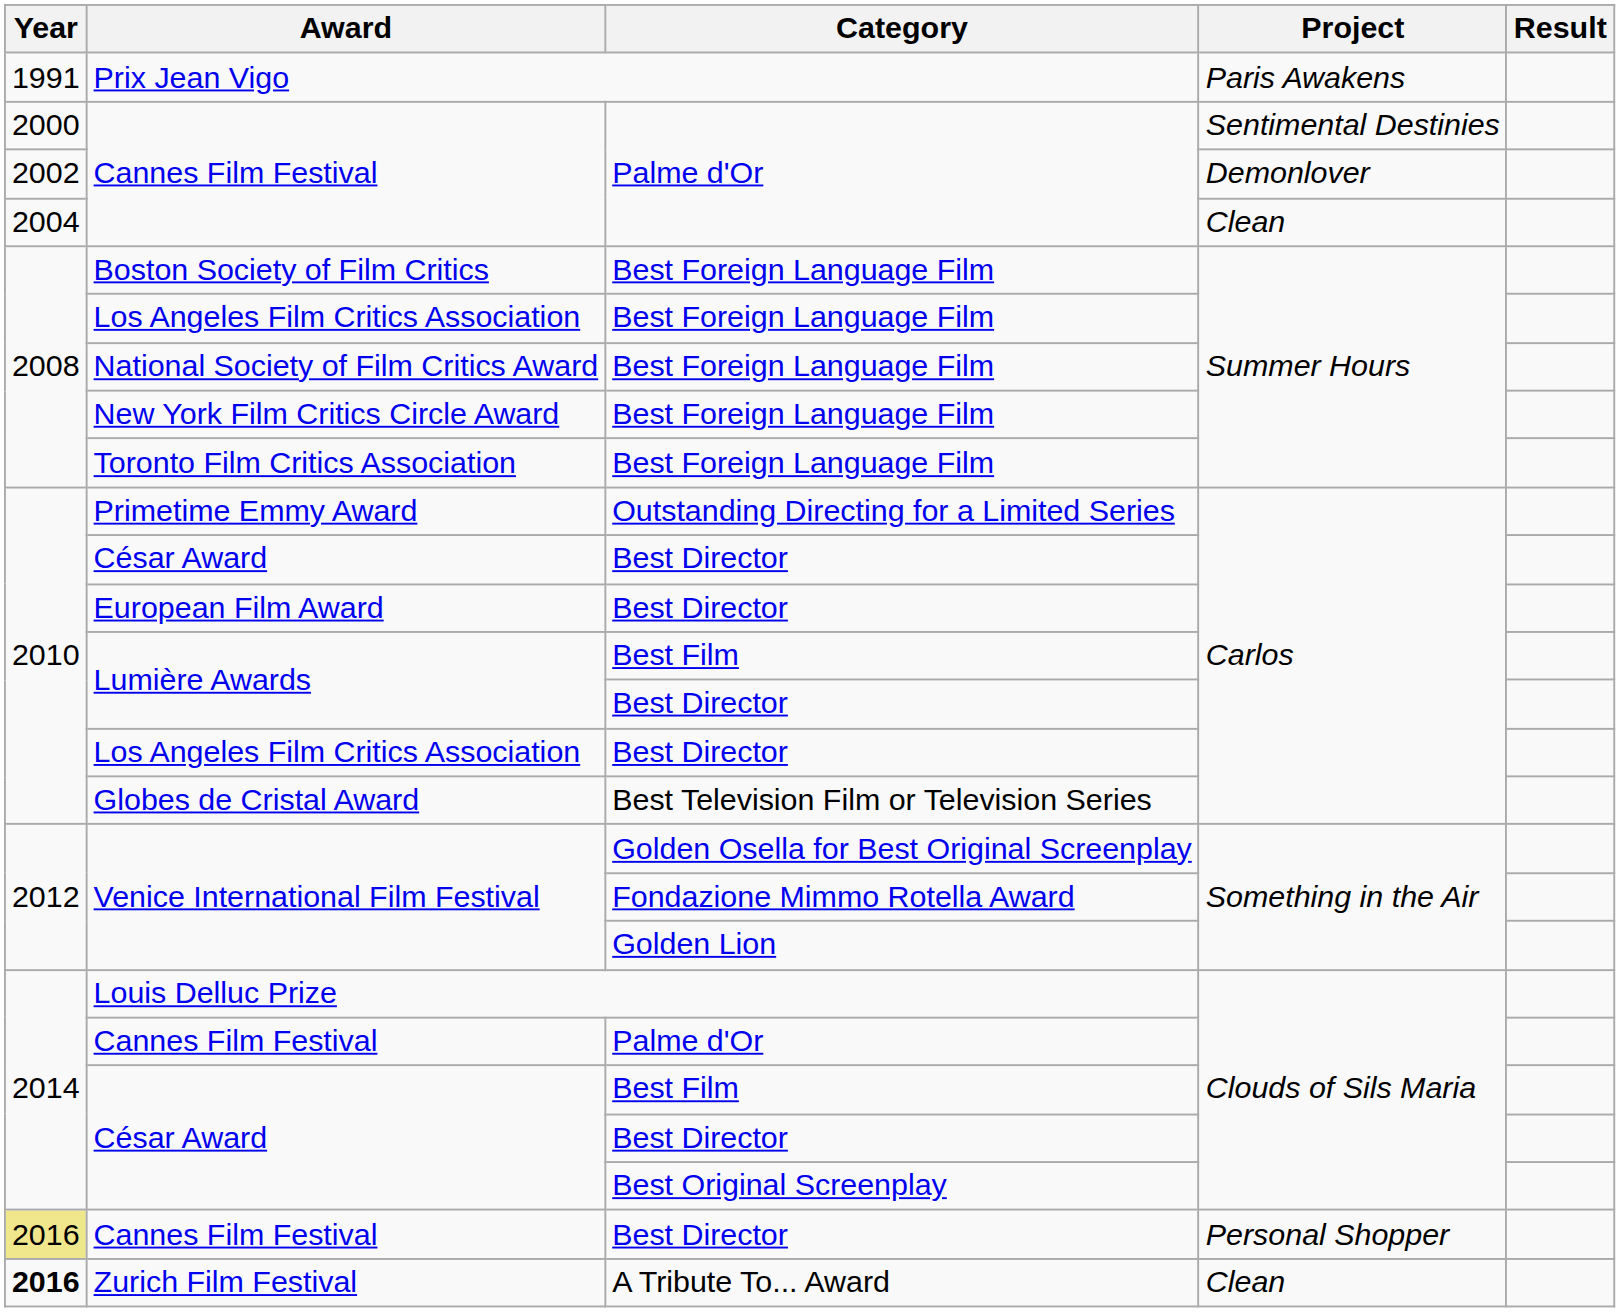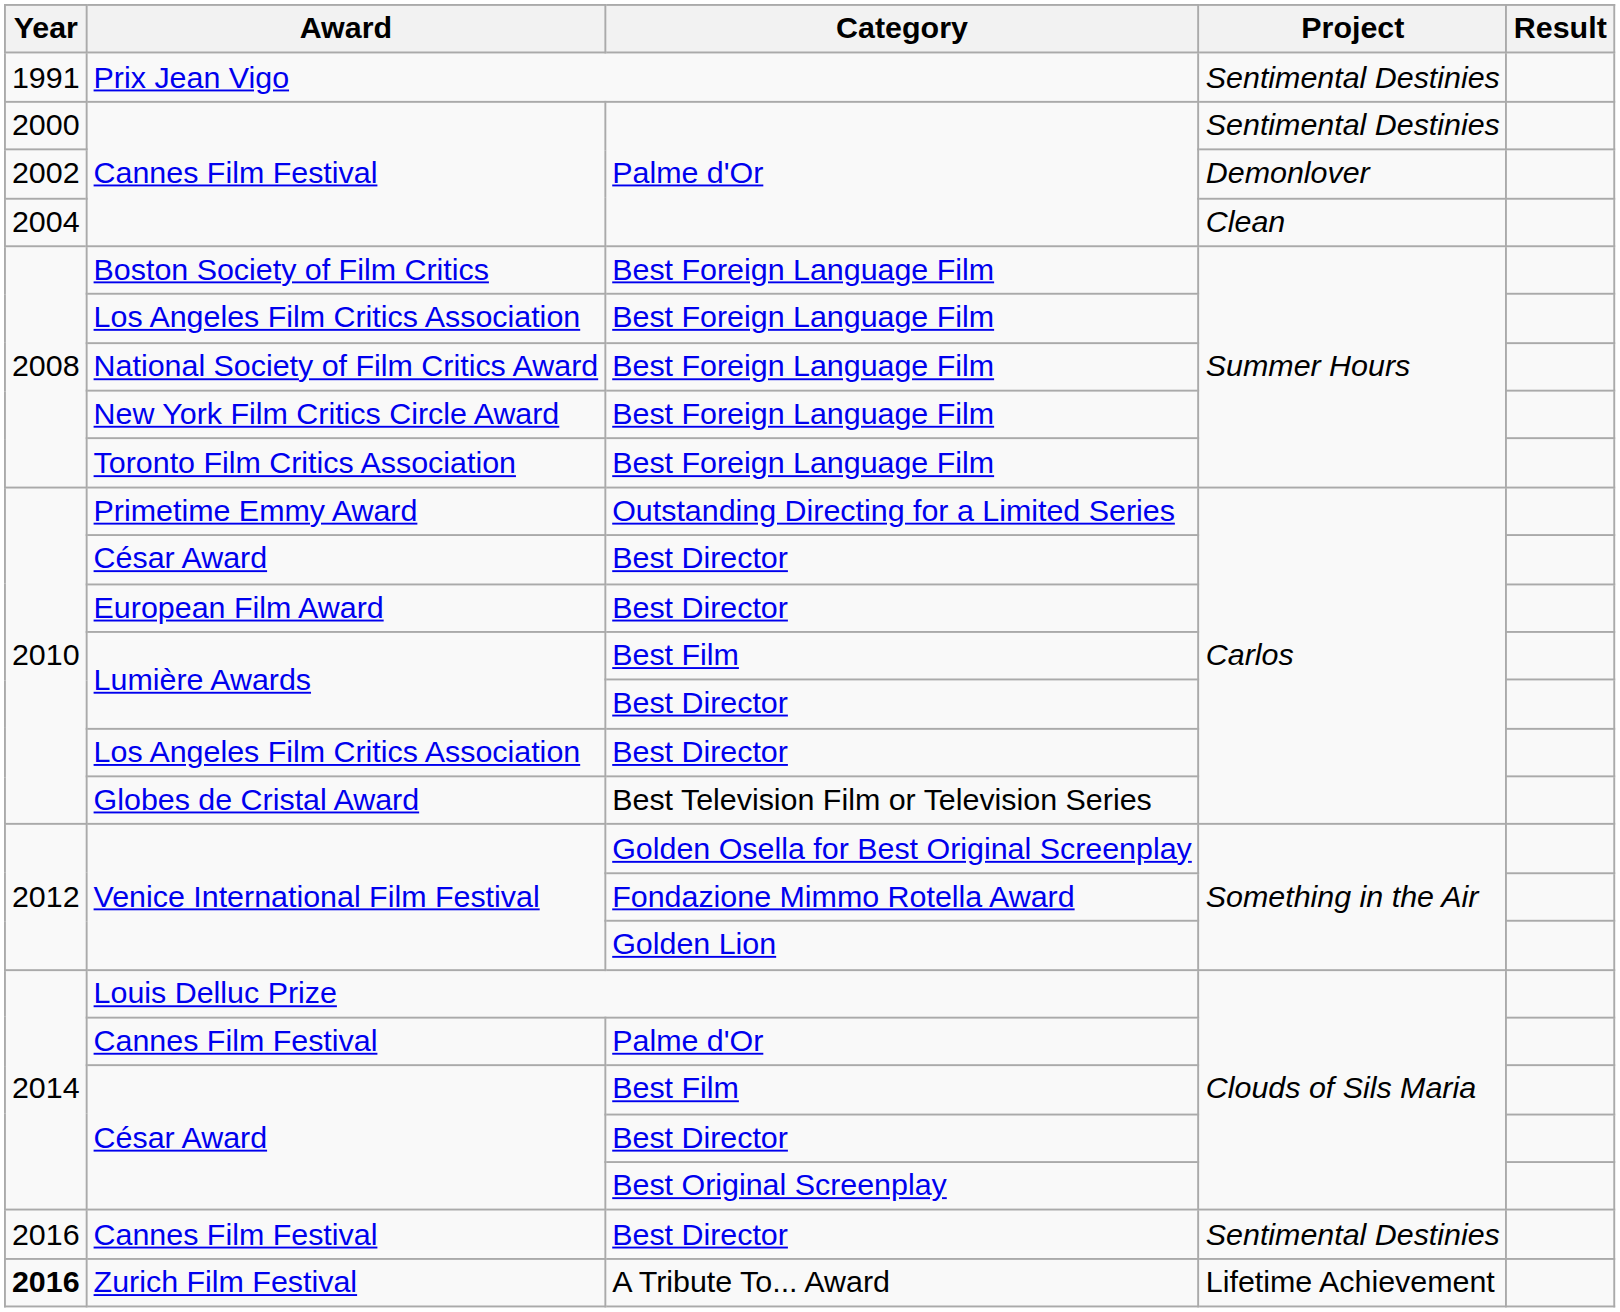(1305, 76) Paris Awakens -> (1353, 76) Sentimental Destinies
(46, 1233) khaki background -> (46, 1233) no background
(1327, 1233) Personal Shopper -> (1353, 1233) Sentimental Destinies
(1246, 1282) Clean -> (1350, 1282) Lifetime Achievement
